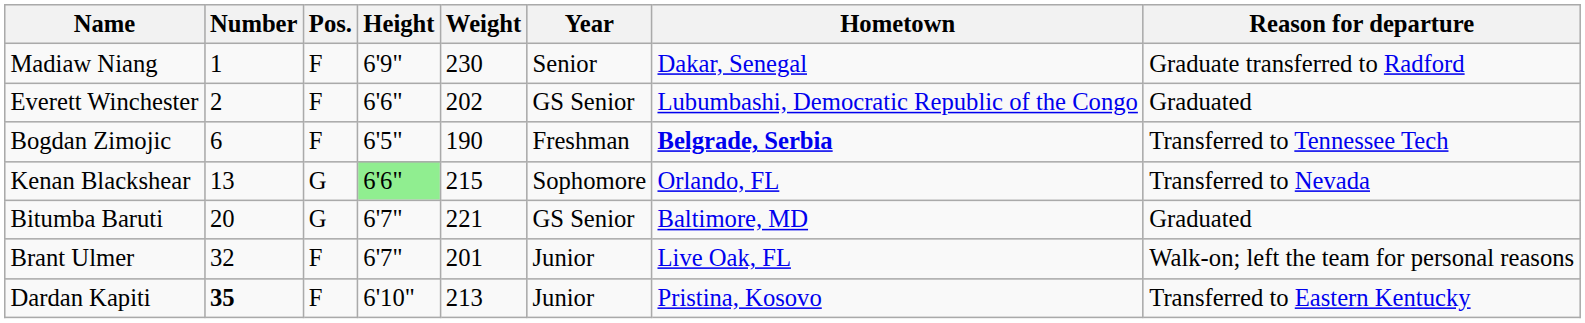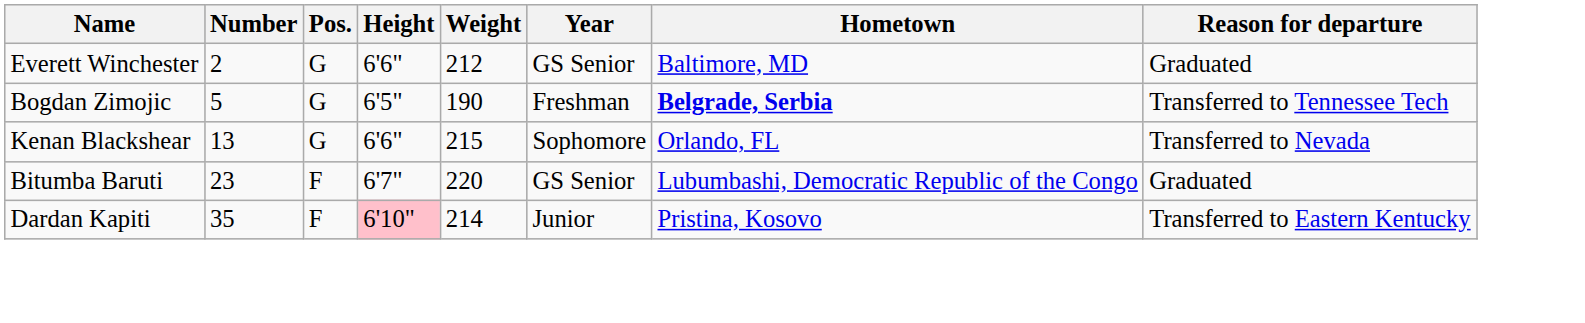- row: (84, 63)
(316, 102) F -> (318, 63) G
(464, 102) 202 -> (464, 63) 212
(898, 102) Lubumbashi, Democratic Republic of the Congo -> (733, 63) Baltimore, MD
(216, 141) 6 -> (216, 102) 5
(316, 141) F -> (318, 102) G
(383, 180) lightgreen background -> (383, 141) no background
(222, 219) 20 -> (222, 180) 23
(318, 219) G -> (316, 180) F
(464, 219) 221 -> (464, 180) 220
(733, 219) Baltimore, MD -> (898, 180) Lubumbashi, Democratic Republic of the Congo
- row: (72, 258)
(222, 297) bold -> (222, 219) normal
(389, 297) no background -> (389, 219) pink background
(464, 297) 213 -> (464, 219) 214
